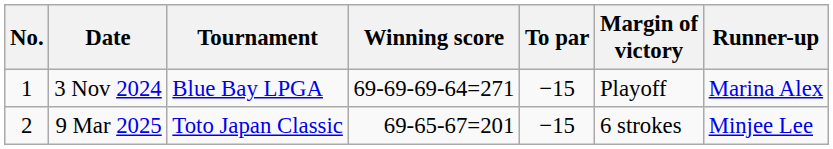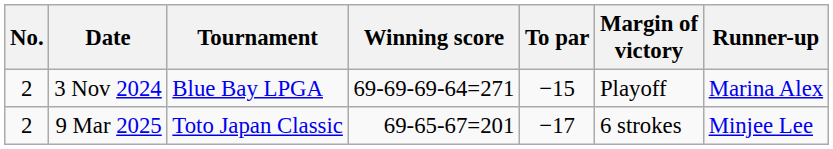(27, 88) 1 -> (27, 88) 2
(557, 125) −15 -> (557, 125) −17
